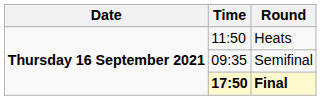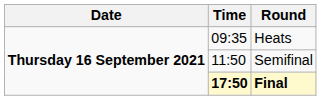(229, 38) 11:50 -> (229, 38) 09:35
(229, 60) 09:35 -> (229, 60) 11:50
